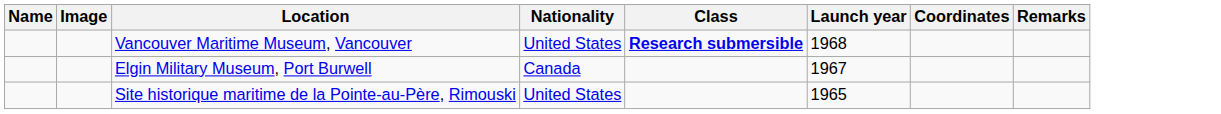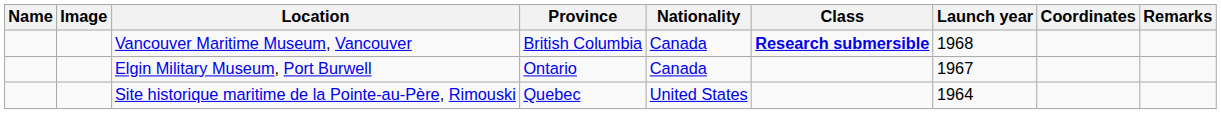+ column: (583, 17)
(572, 43) United States -> (678, 43) Canada
(829, 95) 1965 -> (955, 95) 1964
